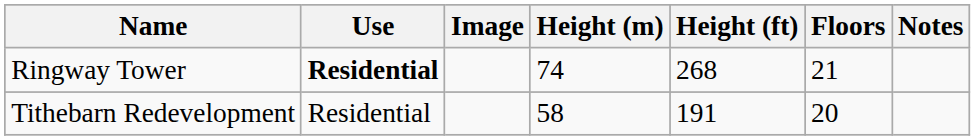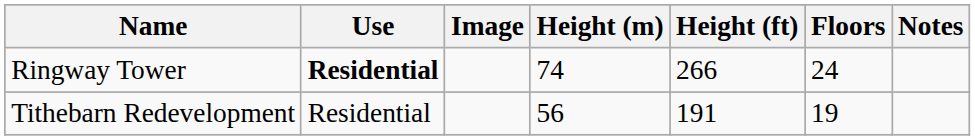(697, 69) 268 -> (697, 69) 266
(825, 69) 21 -> (825, 69) 24
(550, 112) 58 -> (550, 112) 56
(825, 112) 20 -> (825, 112) 19
